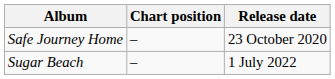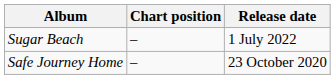rows swapped: (65, 39) <-> (46, 62)
